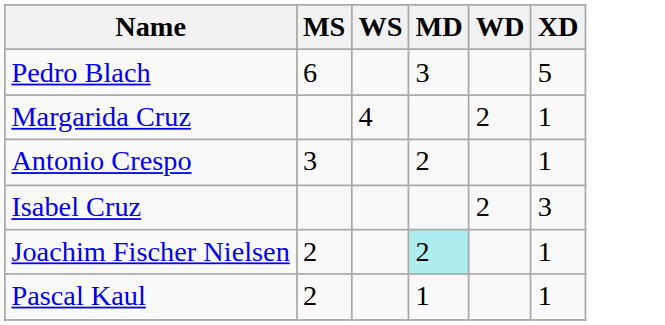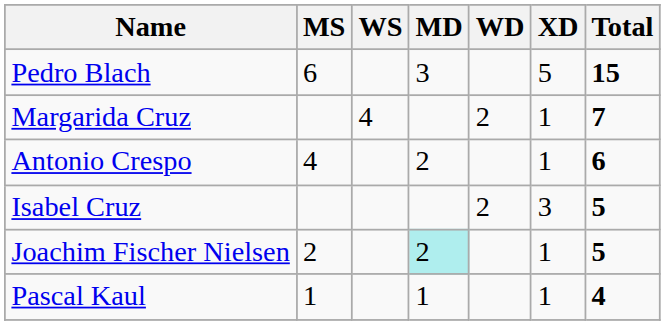+ column: (623, 26)
(310, 161) 3 -> (310, 161) 4
(310, 296) 2 -> (310, 296) 1
